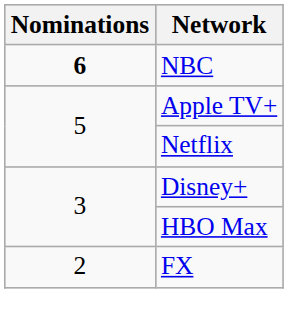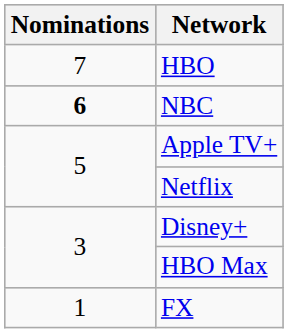+ row: (188, 65)
(80, 266) 2 -> (80, 307) 1
